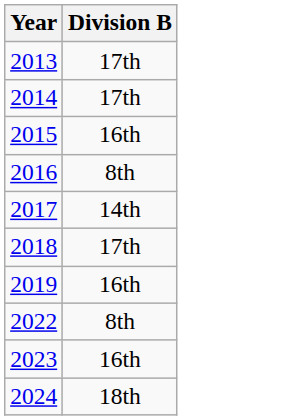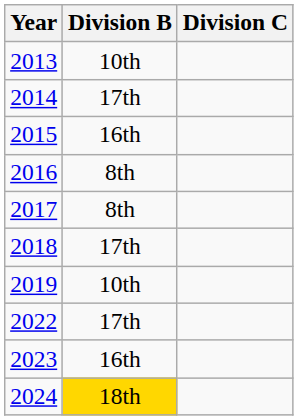+ column: (235, 23)
(120, 60) 17th -> (120, 60) 10th
(120, 209) 14th -> (120, 209) 8th
(120, 284) 16th -> (120, 284) 10th
(120, 321) 8th -> (120, 321) 17th
(120, 396) no background -> (120, 396) gold background
